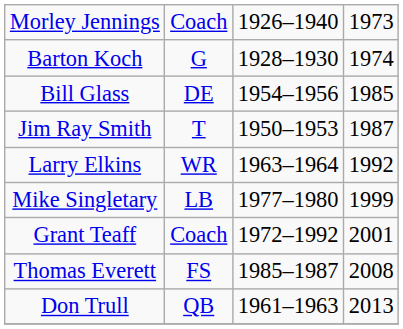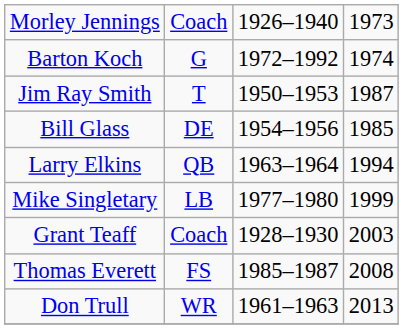(288, 57) 1928–1930 -> (288, 57) 1972–1992
rows swapped: (85, 128) <-> (85, 93)
(199, 164) WR -> (199, 164) QB
(371, 164) 1992 -> (371, 164) 1994
(288, 235) 1972–1992 -> (288, 235) 1928–1930
(371, 235) 2001 -> (371, 235) 2003
(199, 306) QB -> (199, 306) WR
